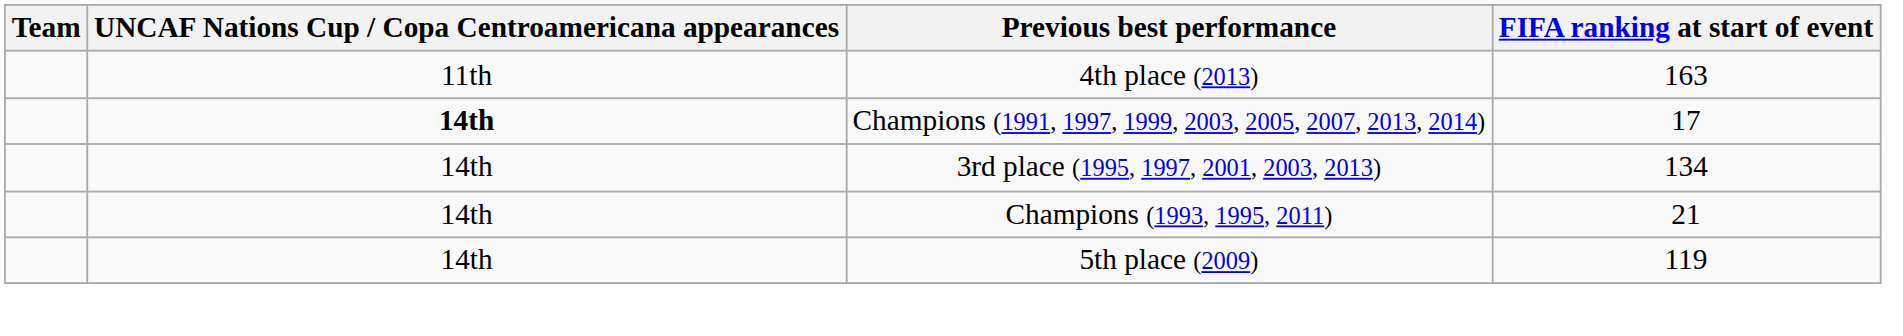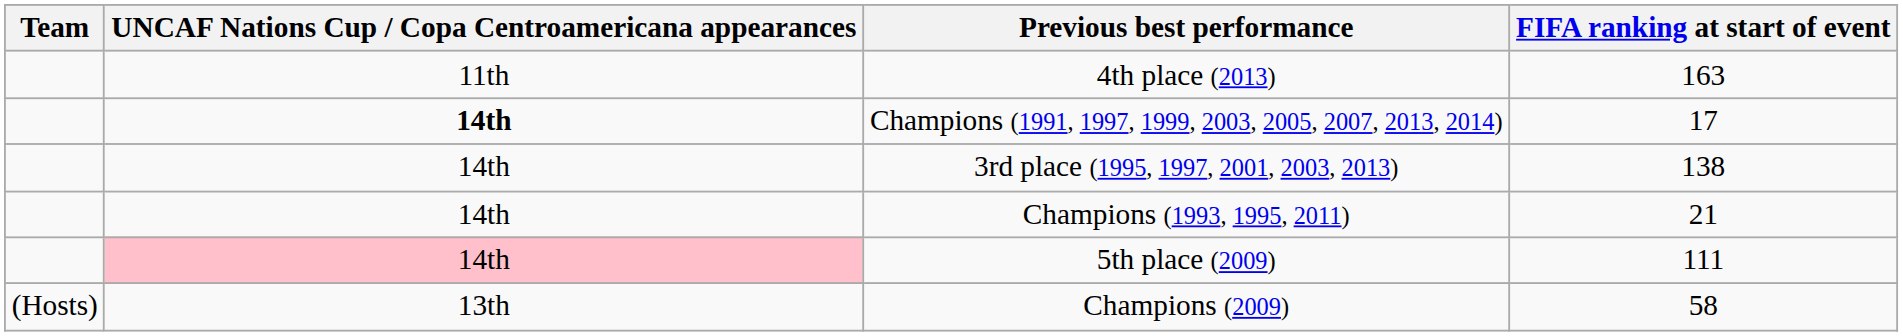(1686, 167) 134 -> (1703, 167) 138
(467, 259) no background -> (484, 259) pink background
(1686, 259) 119 -> (1703, 259) 111
+ row: (1186, 306)
